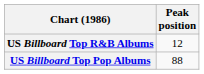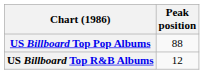rows swapped: (80, 60) <-> (80, 43)
